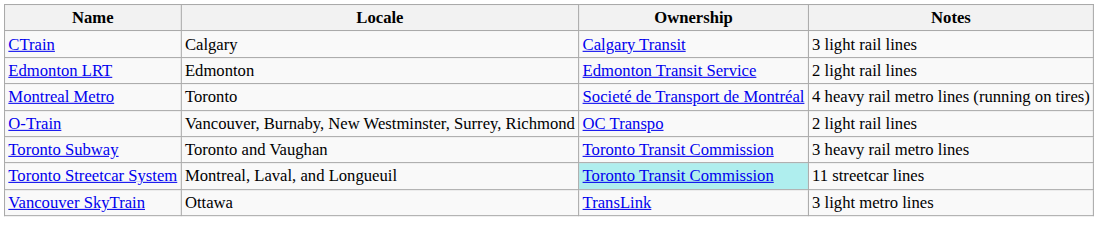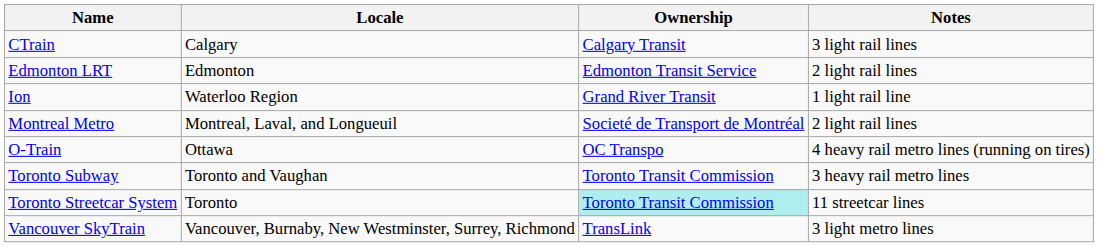+ row: (19, 96)
(211, 96) Toronto -> (291, 123) Montreal, Laval, and Longueuil
(951, 96) 4 heavy rail metro lines (running on tires) -> (865, 123) 2 light rail lines
(380, 123) Vancouver, Burnaby, New Westminster, Surrey, Richmond -> (209, 149) Ottawa
(865, 123) 2 light rail lines -> (951, 149) 4 heavy rail metro lines (running on tires)
(291, 176) Montreal, Laval, and Longueuil -> (211, 202) Toronto
(209, 202) Ottawa -> (380, 228) Vancouver, Burnaby, New Westminster, Surrey, Richmond
